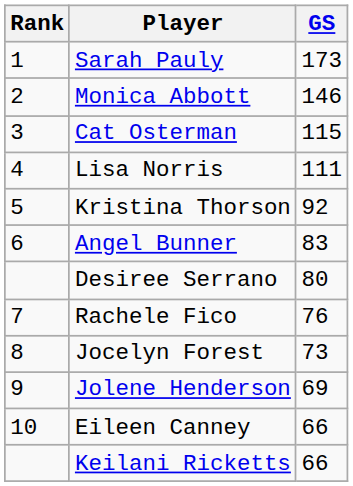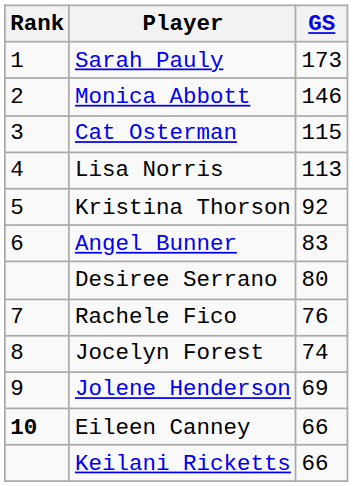(322, 170) 111 -> (322, 170) 113
(315, 354) 73 -> (315, 354) 74
(24, 427) normal -> (24, 427) bold
